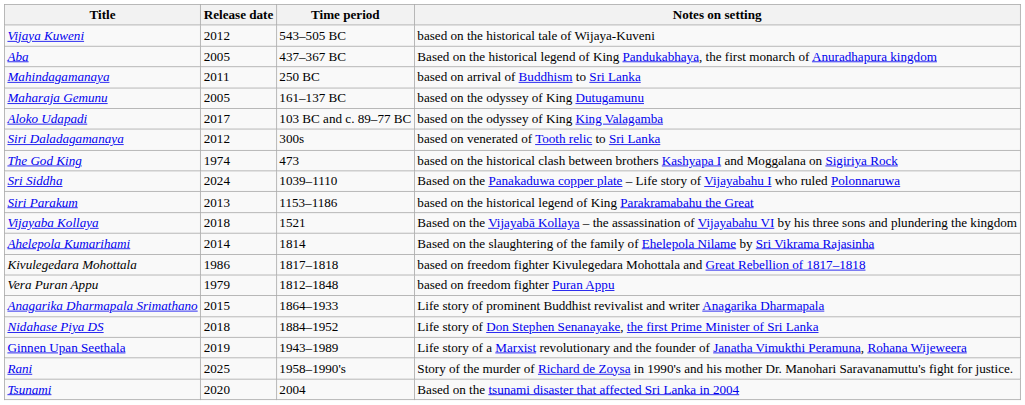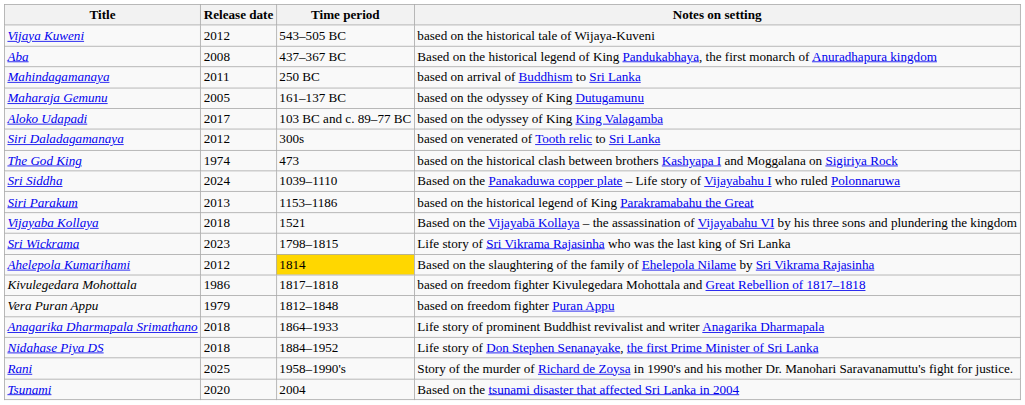(217, 56) 2005 -> (217, 56) 2008
+ row: (43, 243)
(217, 243) 2014 -> (217, 264) 2012
(292, 243) no background -> (292, 264) gold background
(217, 306) 2015 -> (217, 327) 2018
- row: (66, 347)
